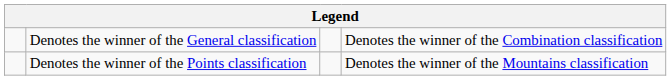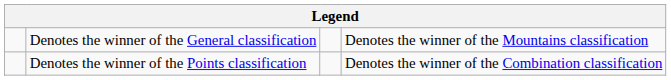(504, 39) Denotes the winner of the Combination classification -> (497, 39) Denotes the winner of the Mountains classification
(497, 63) Denotes the winner of the Mountains classification -> (504, 63) Denotes the winner of the Combination classification
